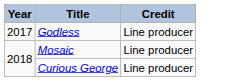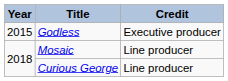(20, 32) 2017 -> (20, 32) 2015
(158, 32) Line producer -> (172, 32) Executive producer
